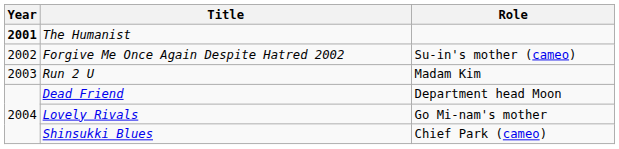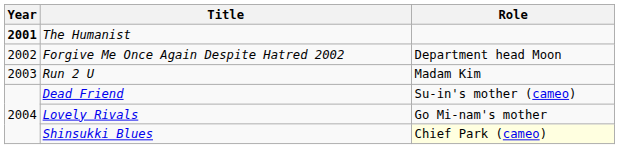(496, 54) Su-in's mother (cameo) -> (488, 54) Department head Moon
(488, 94) Department head Moon -> (496, 94) Su-in's mother (cameo)
(481, 134) no background -> (481, 134) lightyellow background
